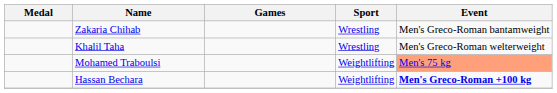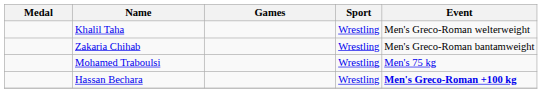rows swapped: (108, 29) <-> (100, 46)
(366, 63) Weightlifting -> (359, 63) Wrestling
(425, 63) lightsalmon background -> (410, 63) no background
(366, 79) Weightlifting -> (359, 79) Wrestling
